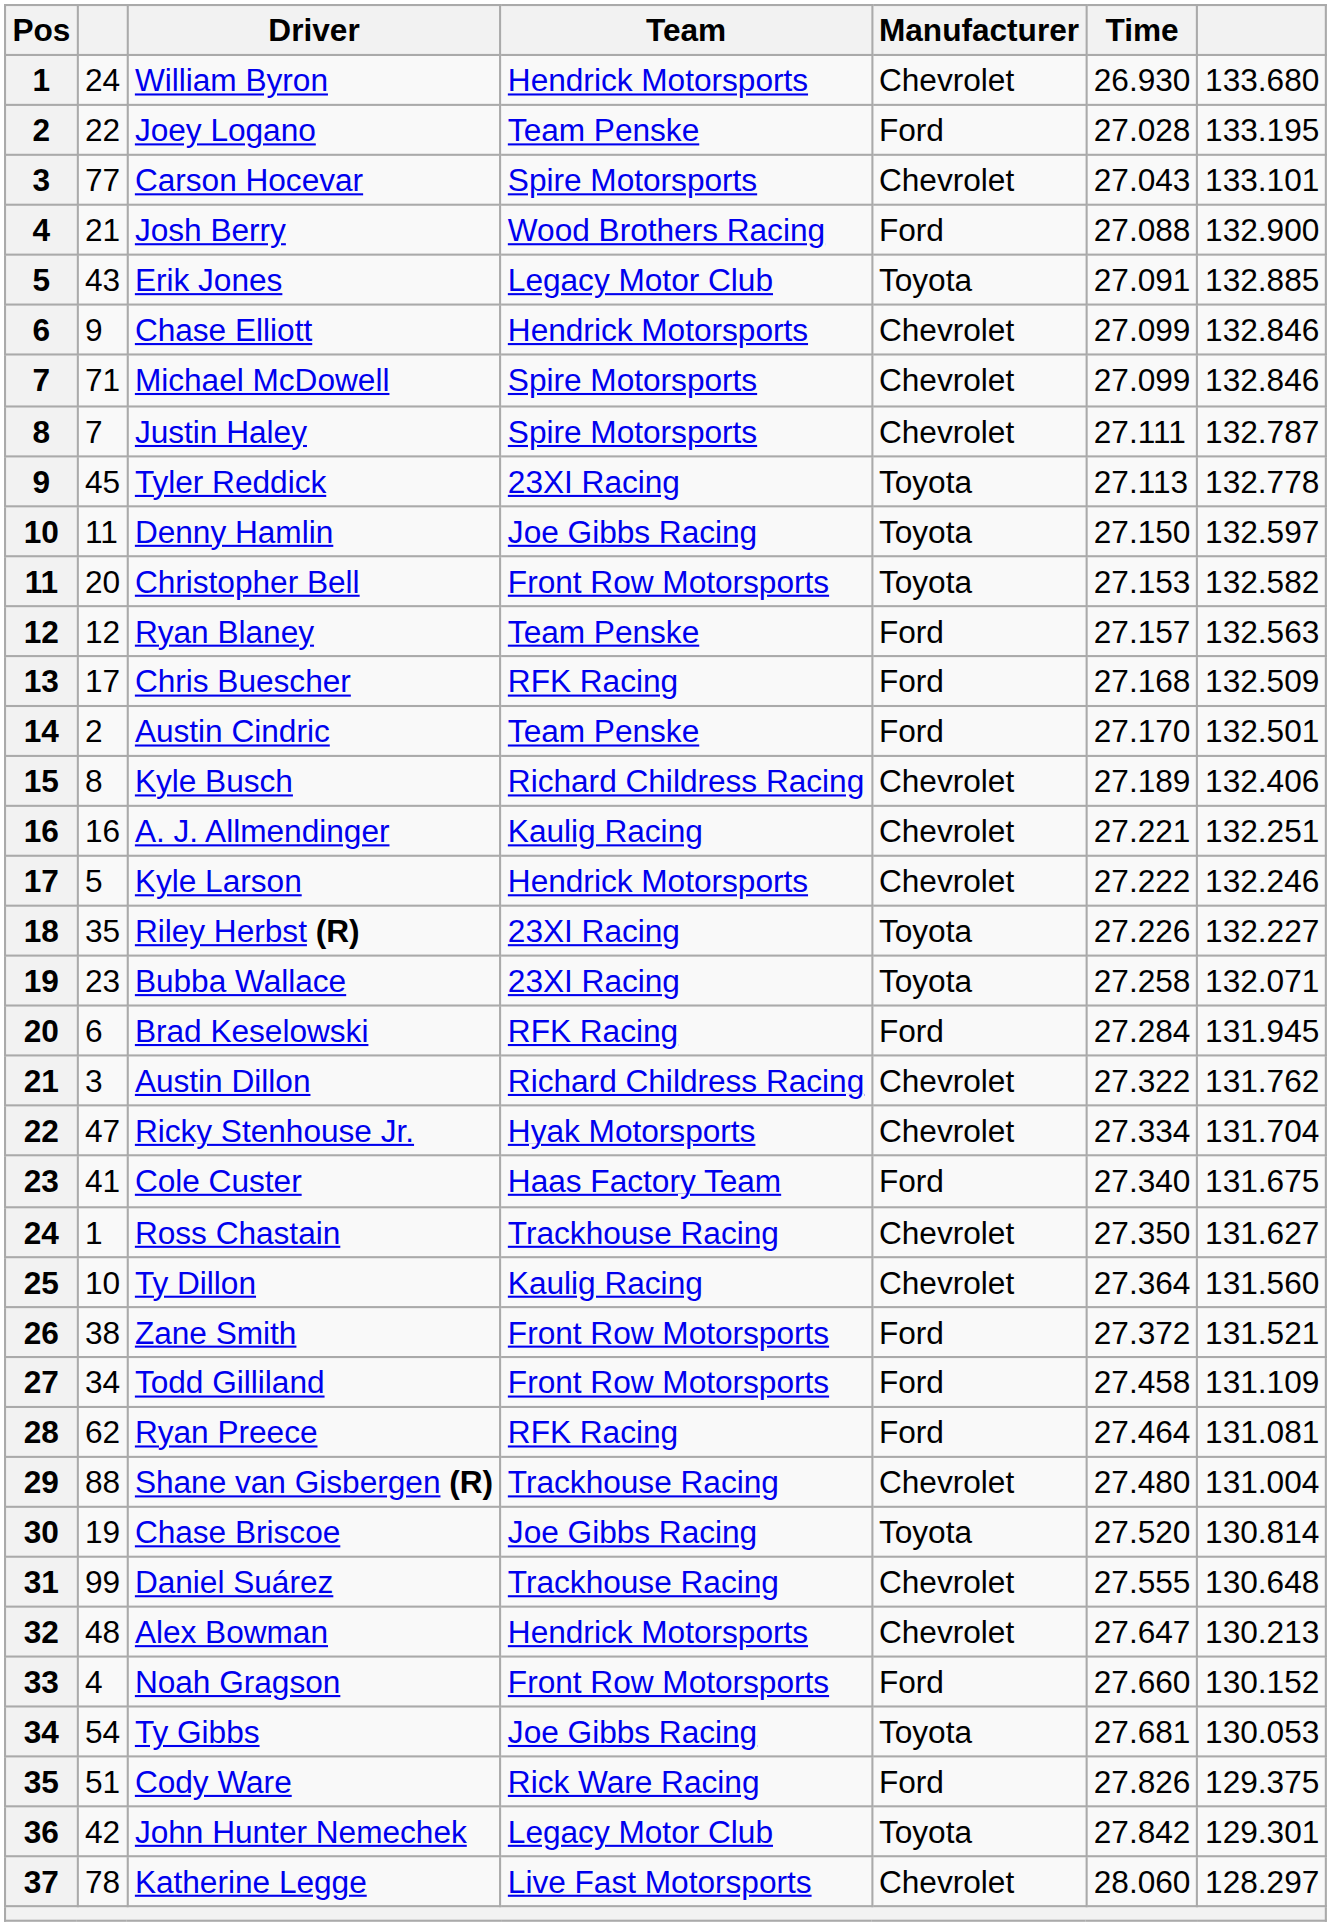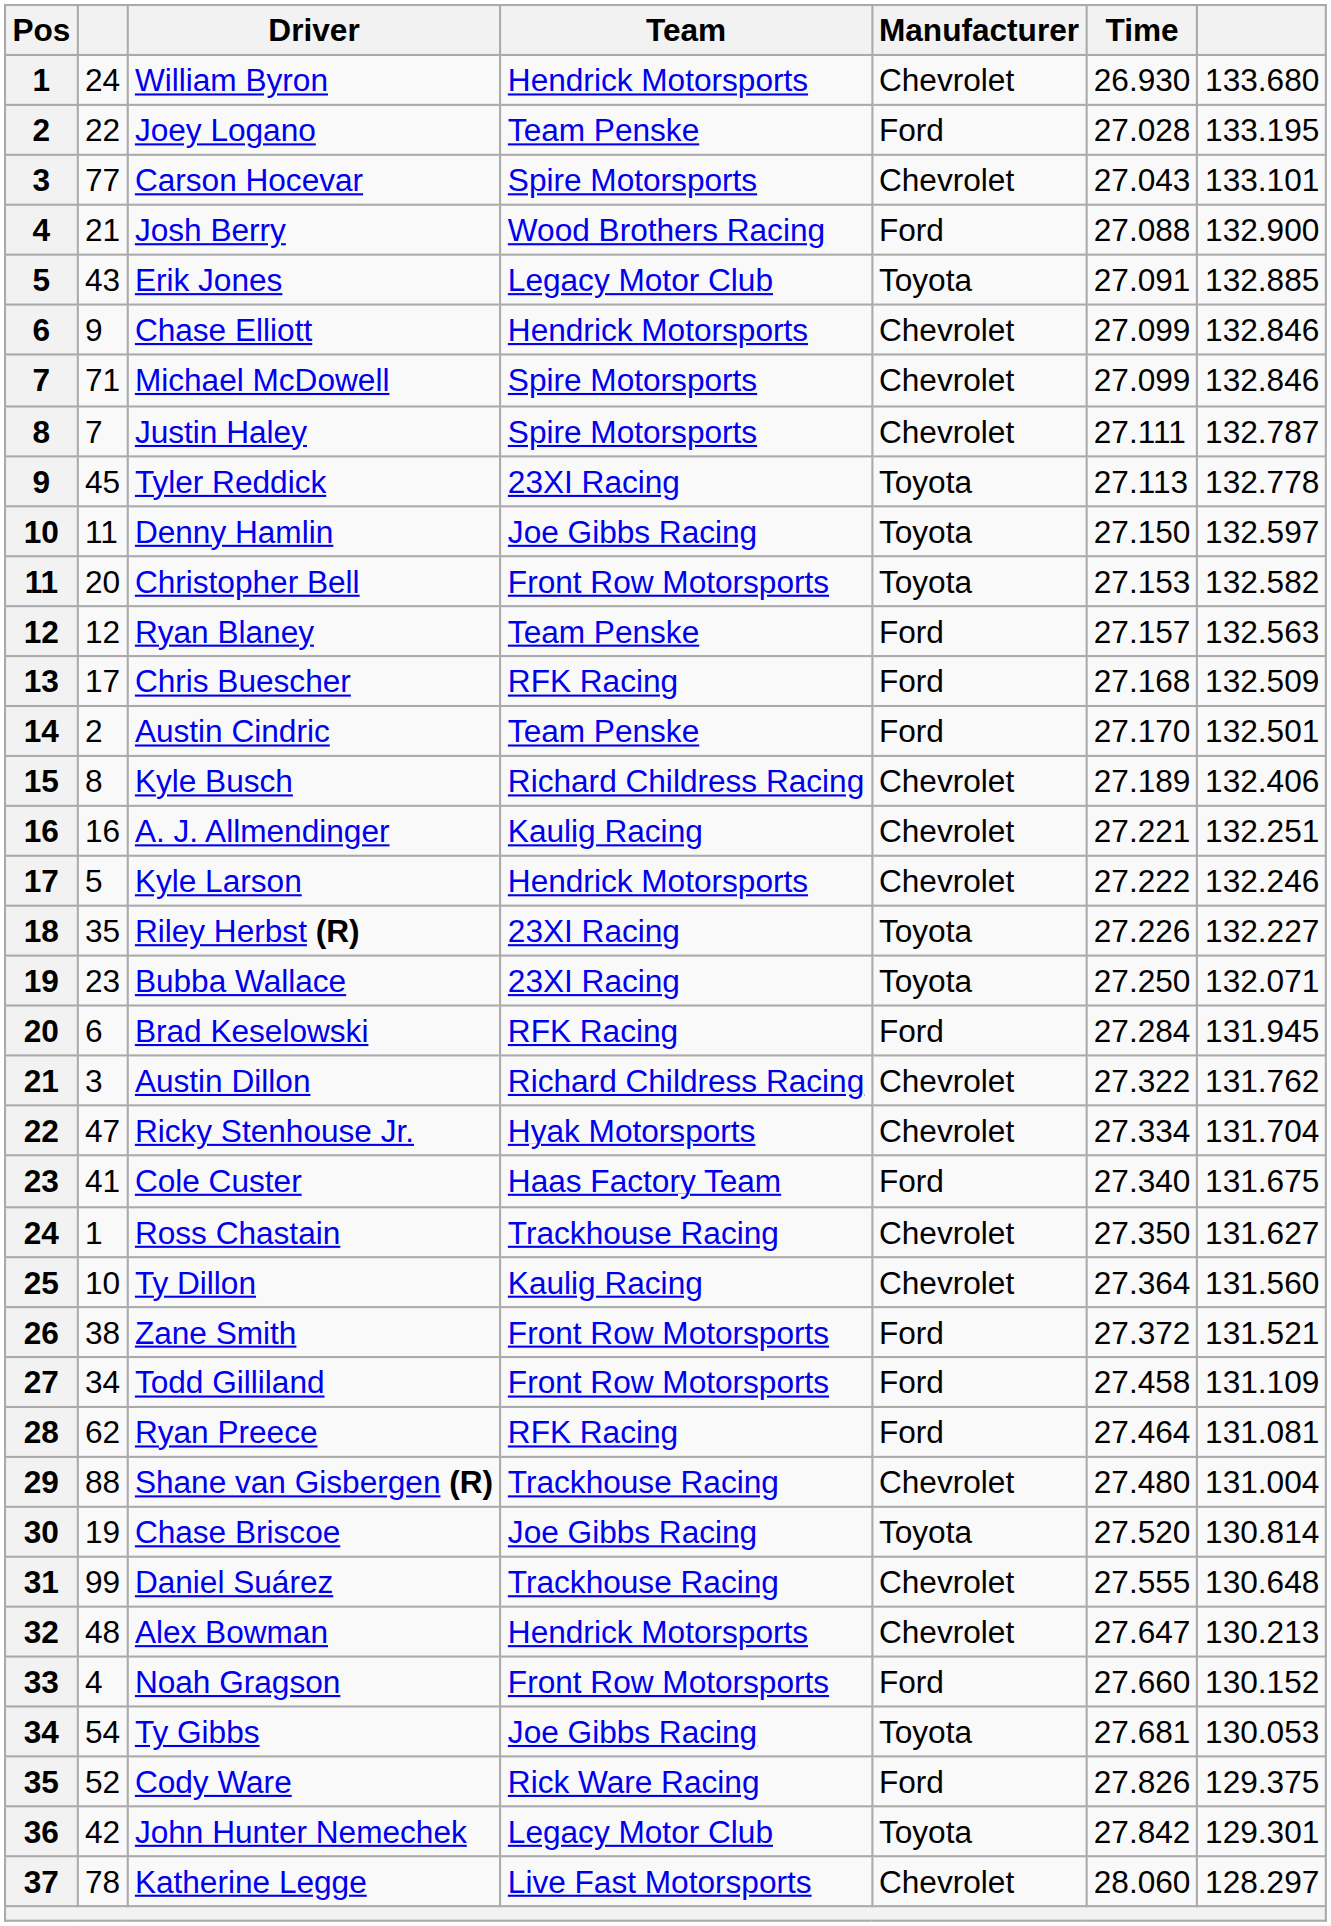(1142, 981) 27.258 -> (1142, 981) 27.250
(103, 1782) 51 -> (103, 1782) 52
